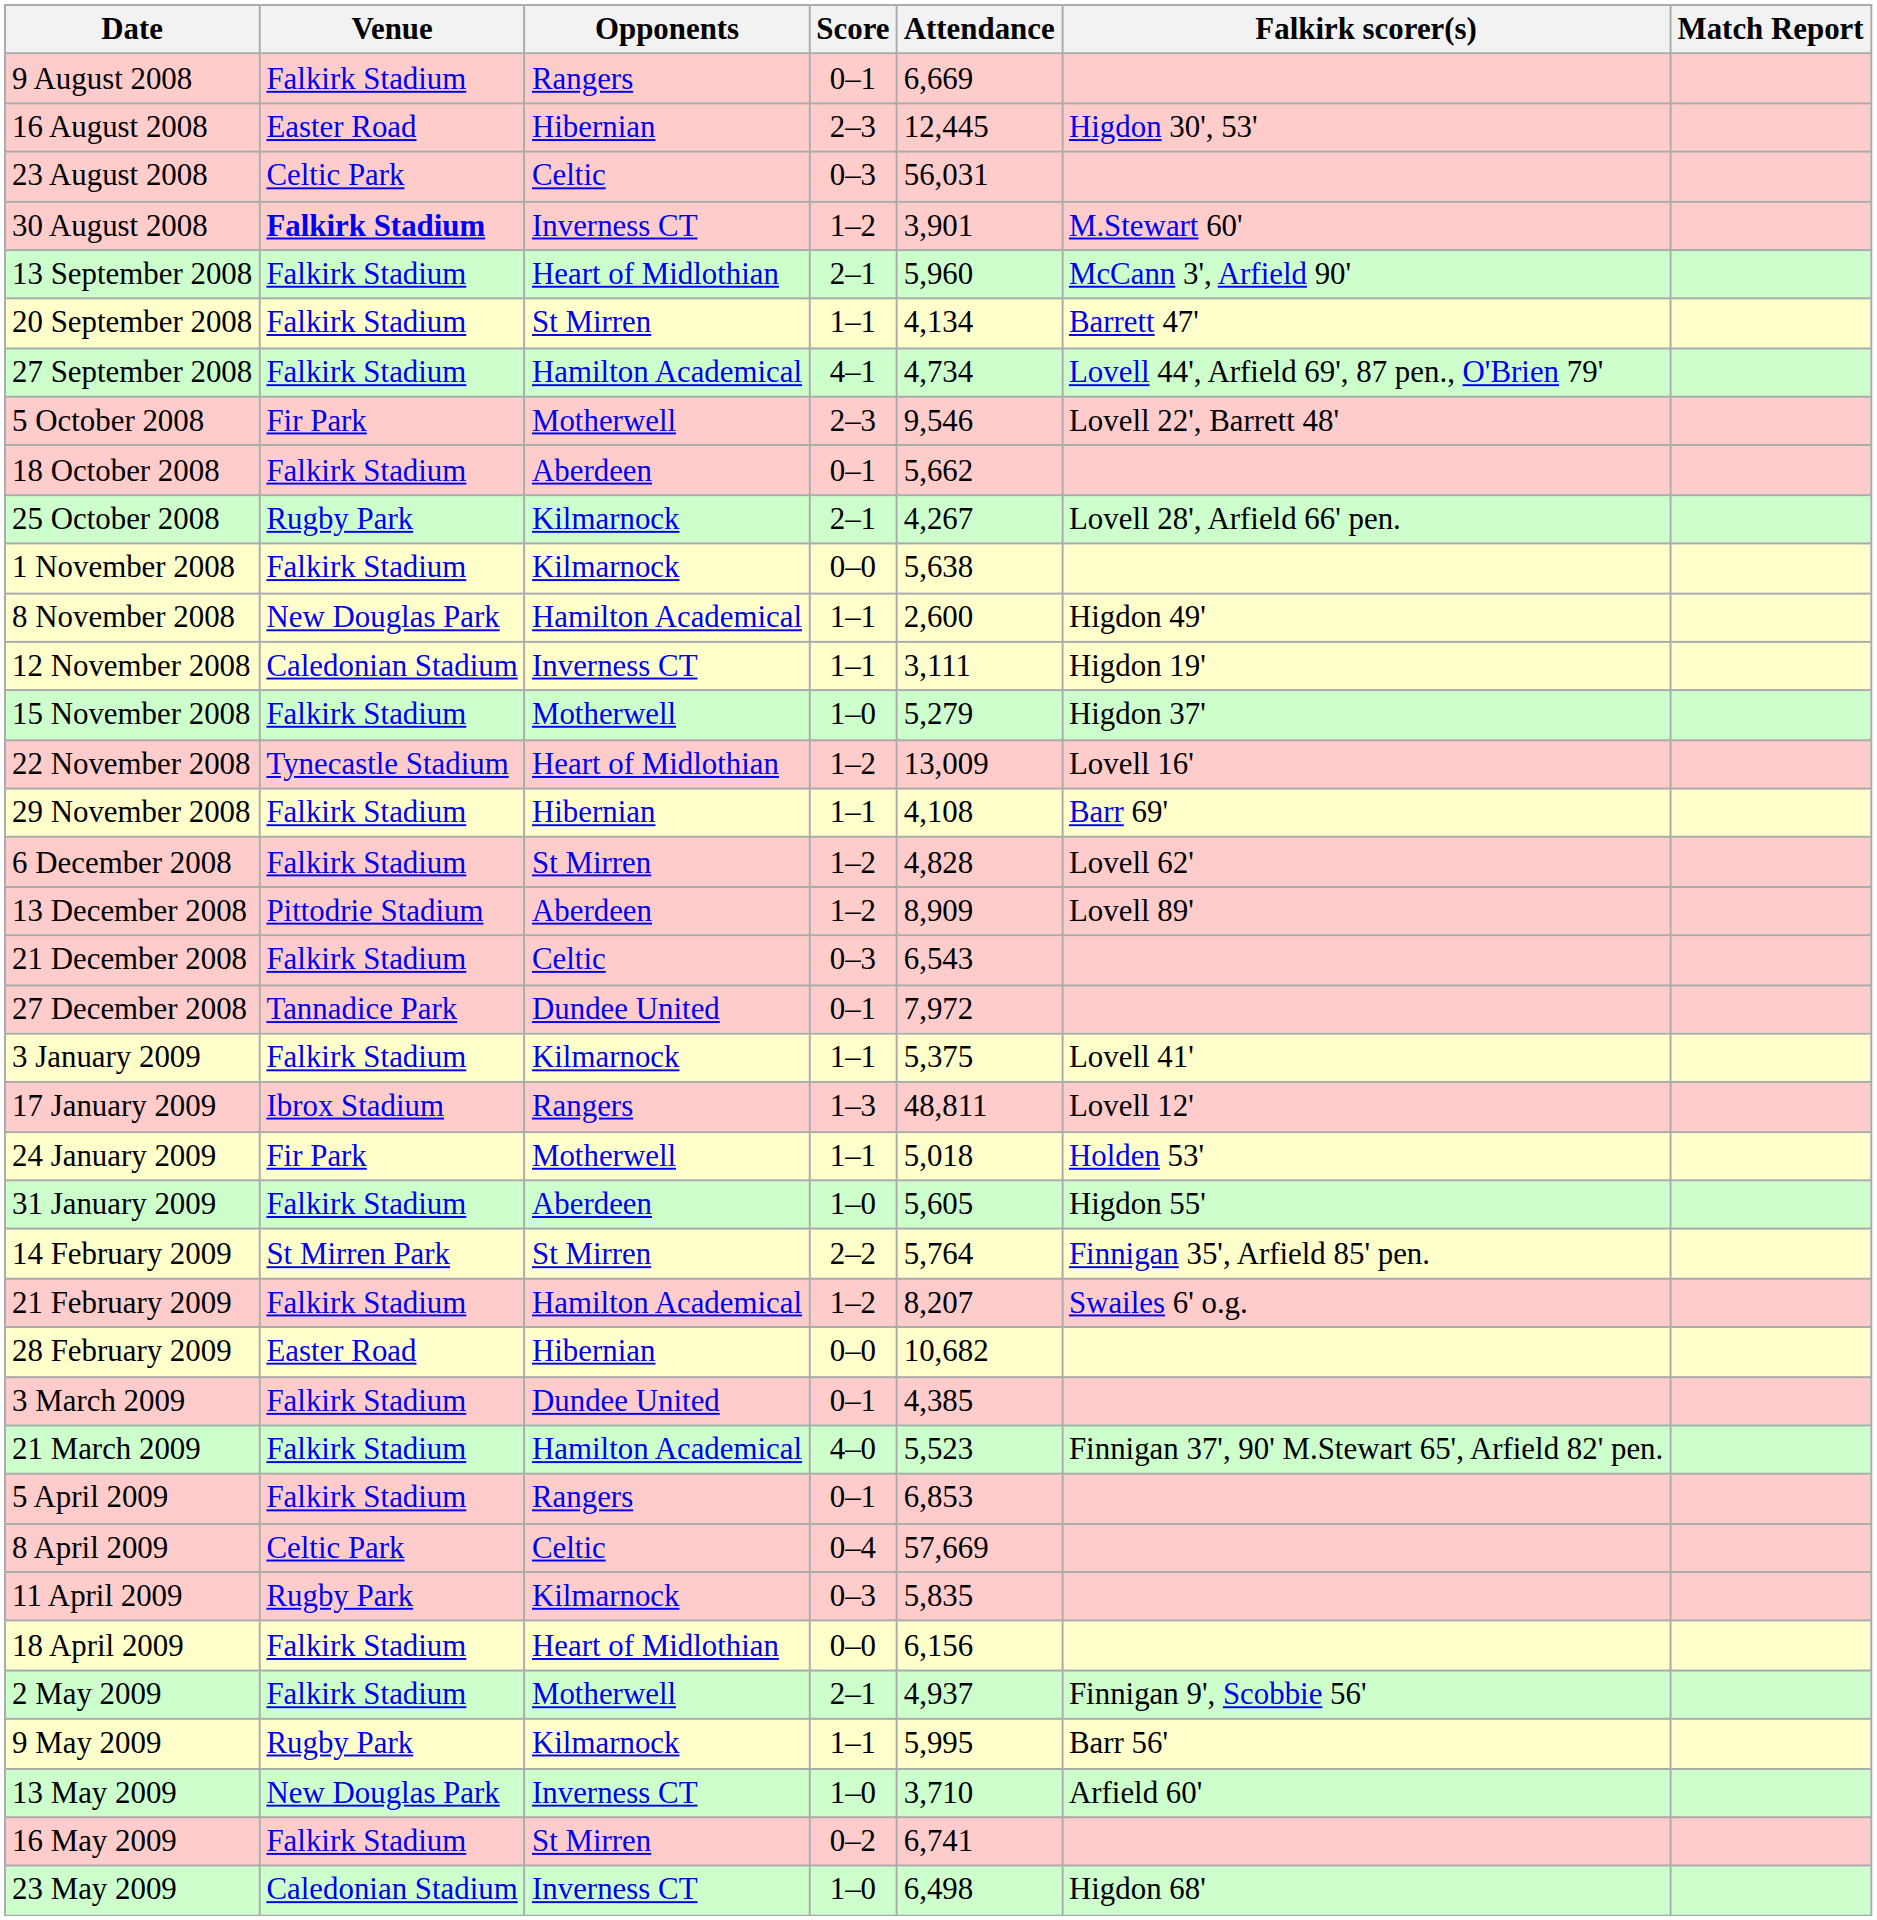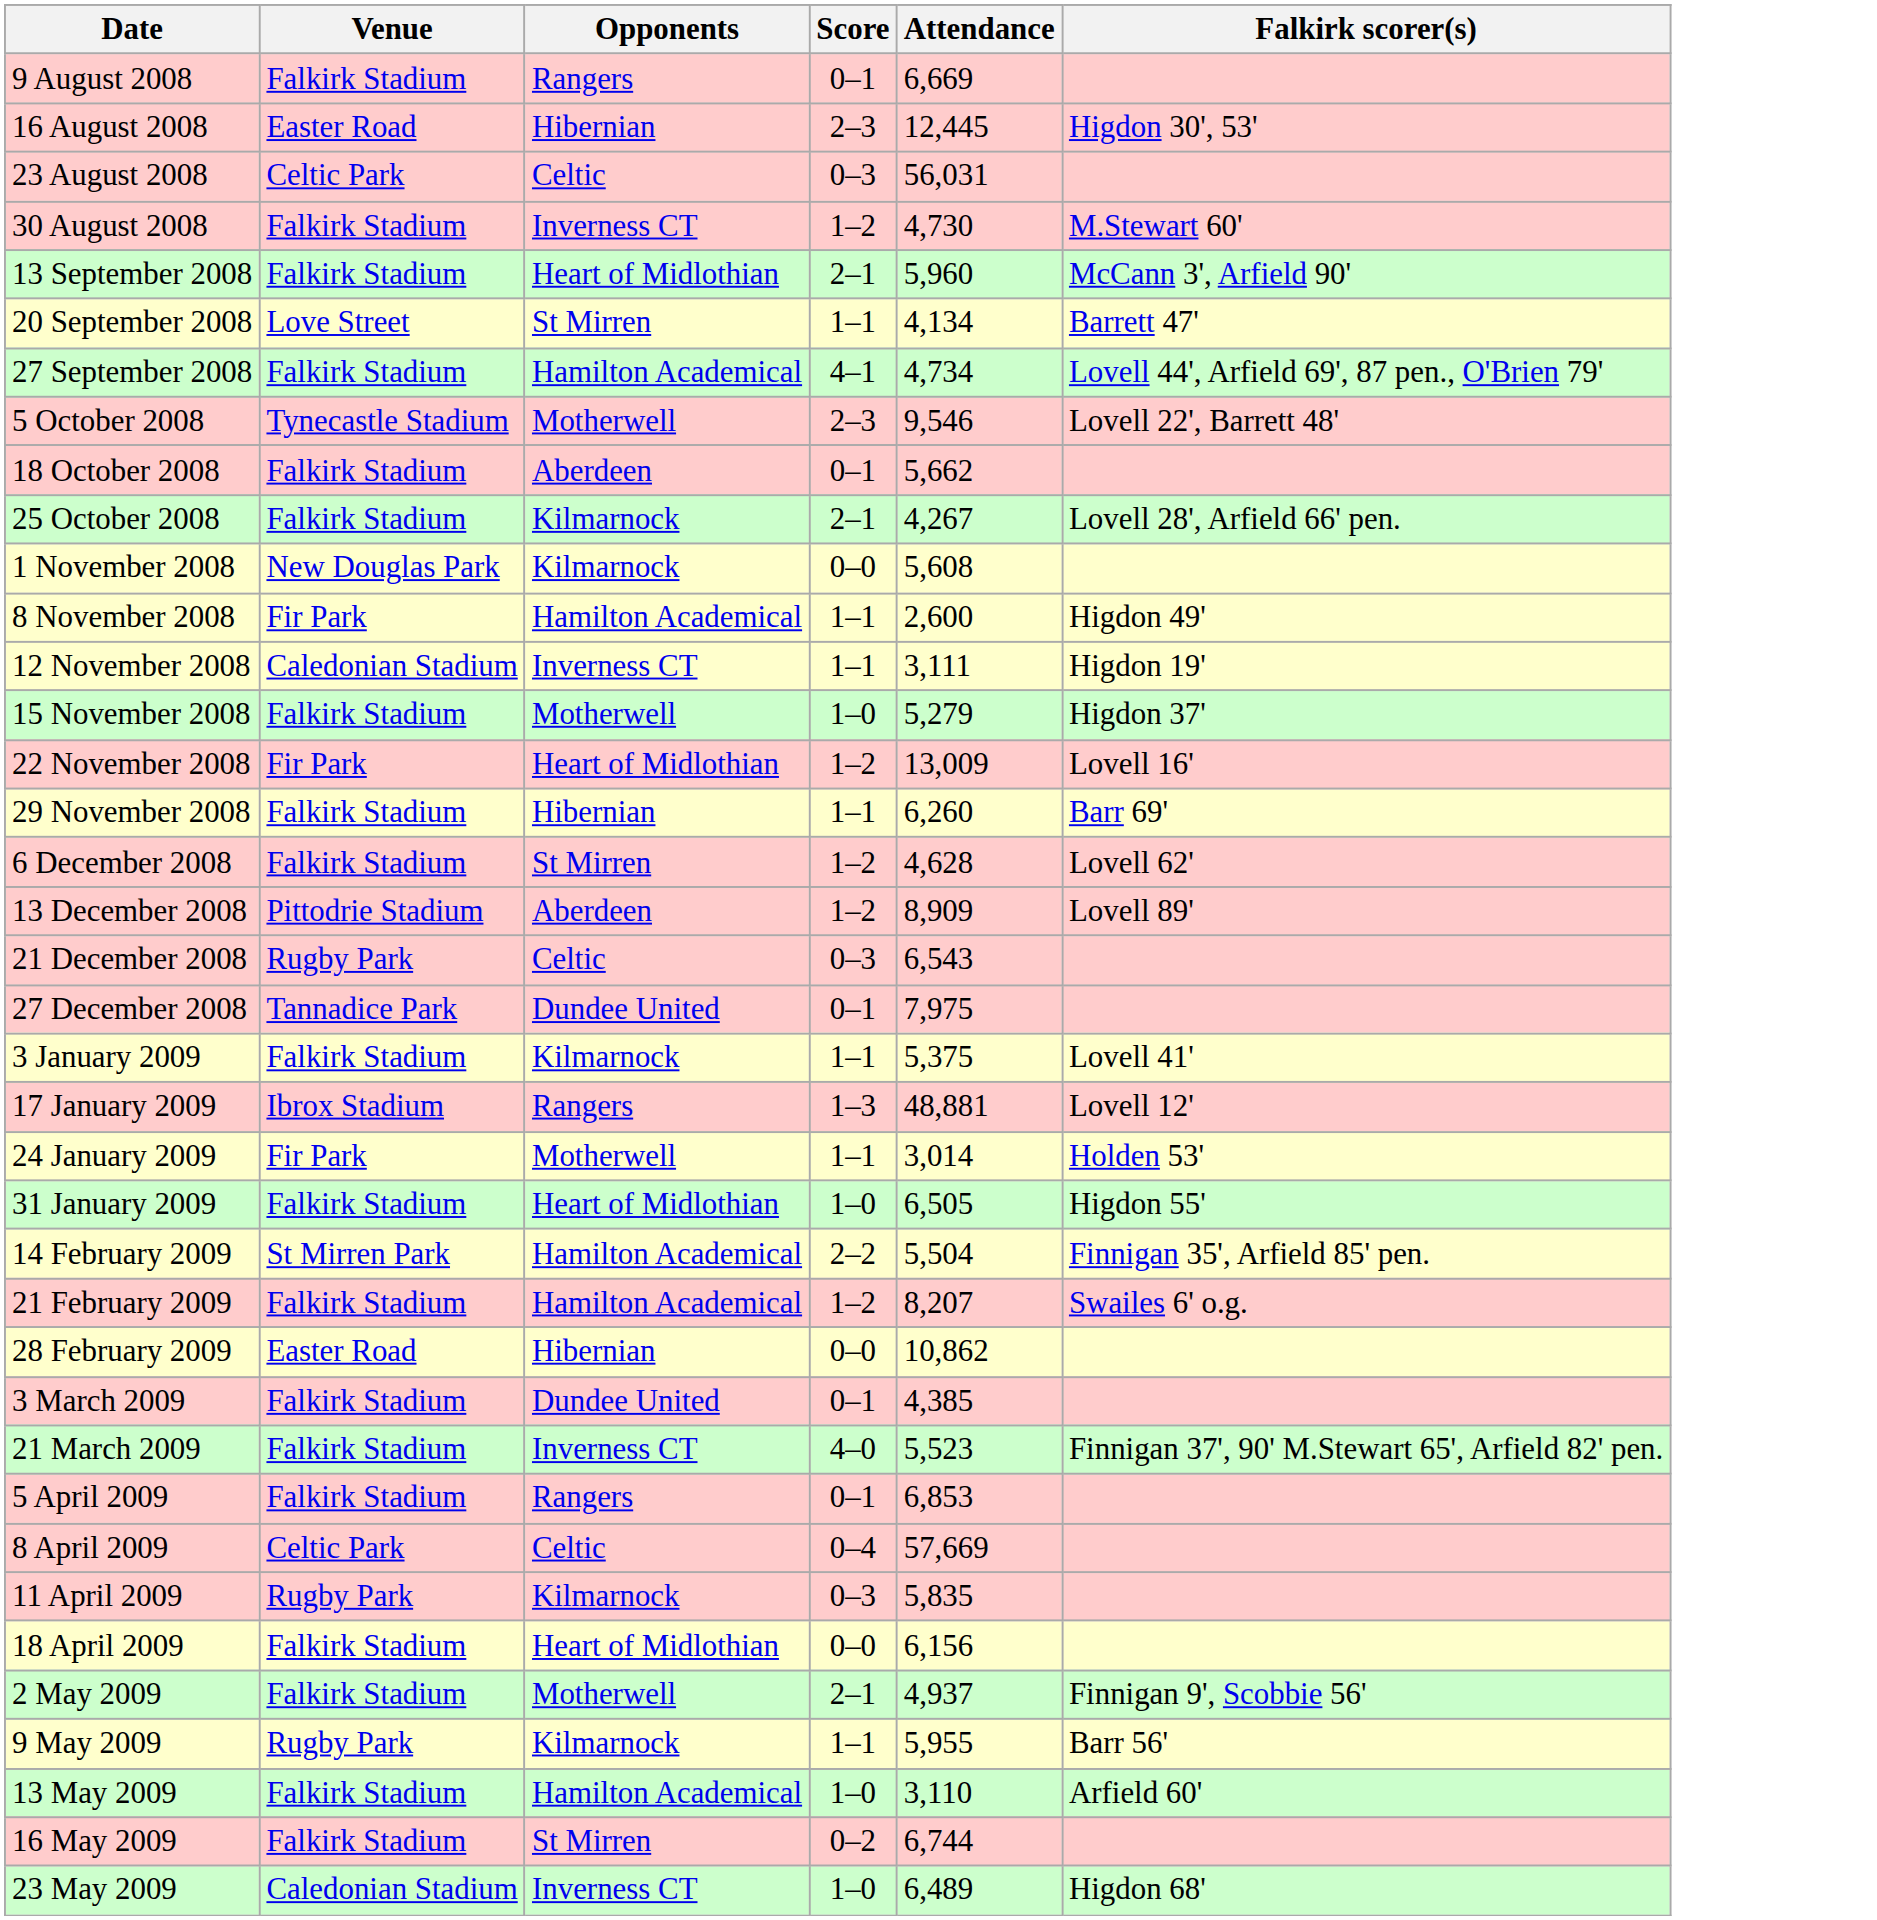- column: (1771, 28)
(376, 224) bold -> (366, 224) normal
(938, 224) 3,901 -> (938, 224) 4,730
(366, 322) Falkirk Stadium -> (338, 322) Love Street
(317, 420) Fir Park -> (388, 420) Tynecastle Stadium
(340, 518) Rugby Park -> (366, 518) Falkirk Stadium
(366, 567) Falkirk Stadium -> (383, 567) New Douglas Park
(938, 567) 5,638 -> (938, 567) 5,608
(383, 616) New Douglas Park -> (317, 616) Fir Park
(388, 763) Tynecastle Stadium -> (317, 763) Fir Park
(938, 812) 4,108 -> (938, 812) 6,260
(938, 861) 4,828 -> (938, 861) 4,628
(366, 959) Falkirk Stadium -> (340, 959) Rugby Park
(938, 1008) 7,972 -> (938, 1008) 7,975
(946, 1106) 48,811 -> (946, 1106) 48,881
(938, 1155) 5,018 -> (938, 1155) 3,014
(592, 1204) Aberdeen -> (655, 1204) Heart of Midlothian
(938, 1204) 5,605 -> (938, 1204) 6,505
(592, 1253) St Mirren -> (667, 1253) Hamilton Academical
(938, 1253) 5,764 -> (938, 1253) 5,504
(946, 1351) 10,682 -> (946, 1351) 10,862
(667, 1449) Hamilton Academical -> (615, 1449) Inverness CT
(938, 1743) 5,995 -> (938, 1743) 5,955
(383, 1792) New Douglas Park -> (366, 1792) Falkirk Stadium
(615, 1792) Inverness CT -> (667, 1792) Hamilton Academical
(938, 1792) 3,710 -> (938, 1792) 3,110
(938, 1841) 6,741 -> (938, 1841) 6,744
(938, 1889) 6,498 -> (938, 1889) 6,489
